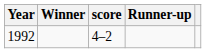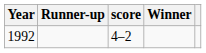columns swapped: (63, 15) <-> (160, 15)
